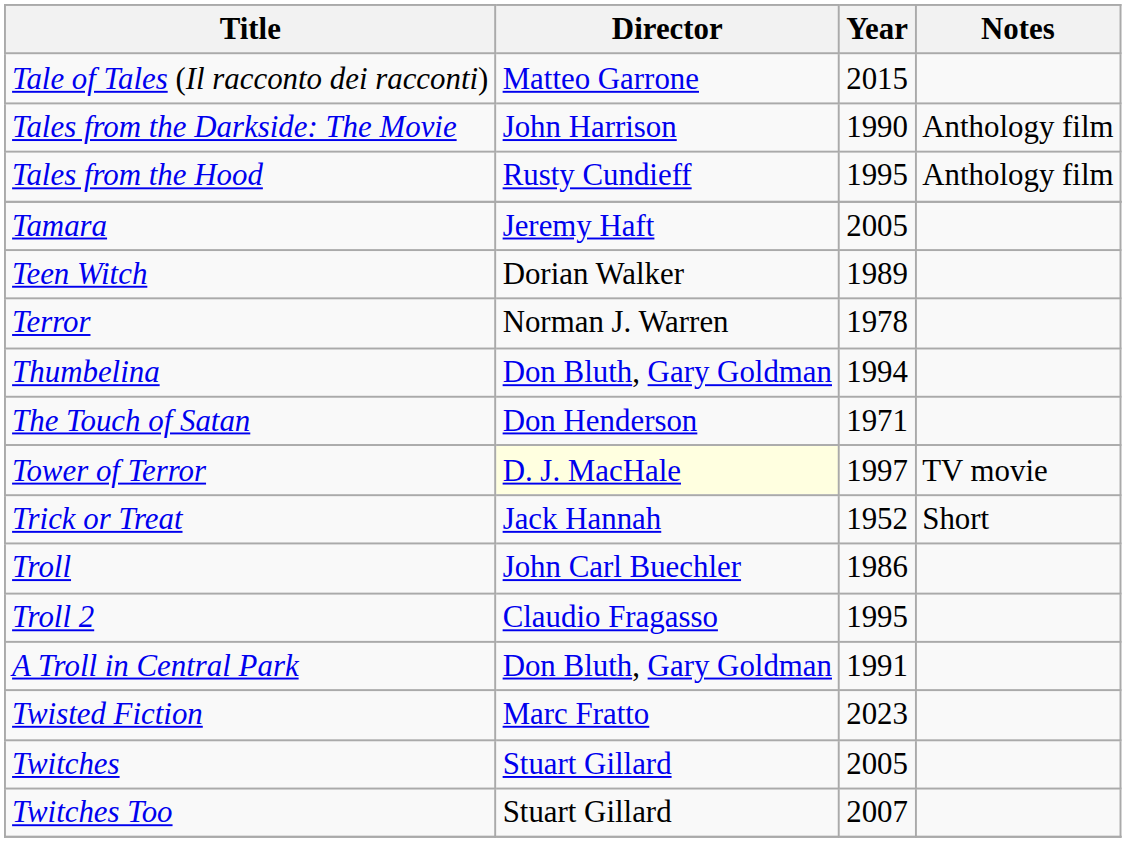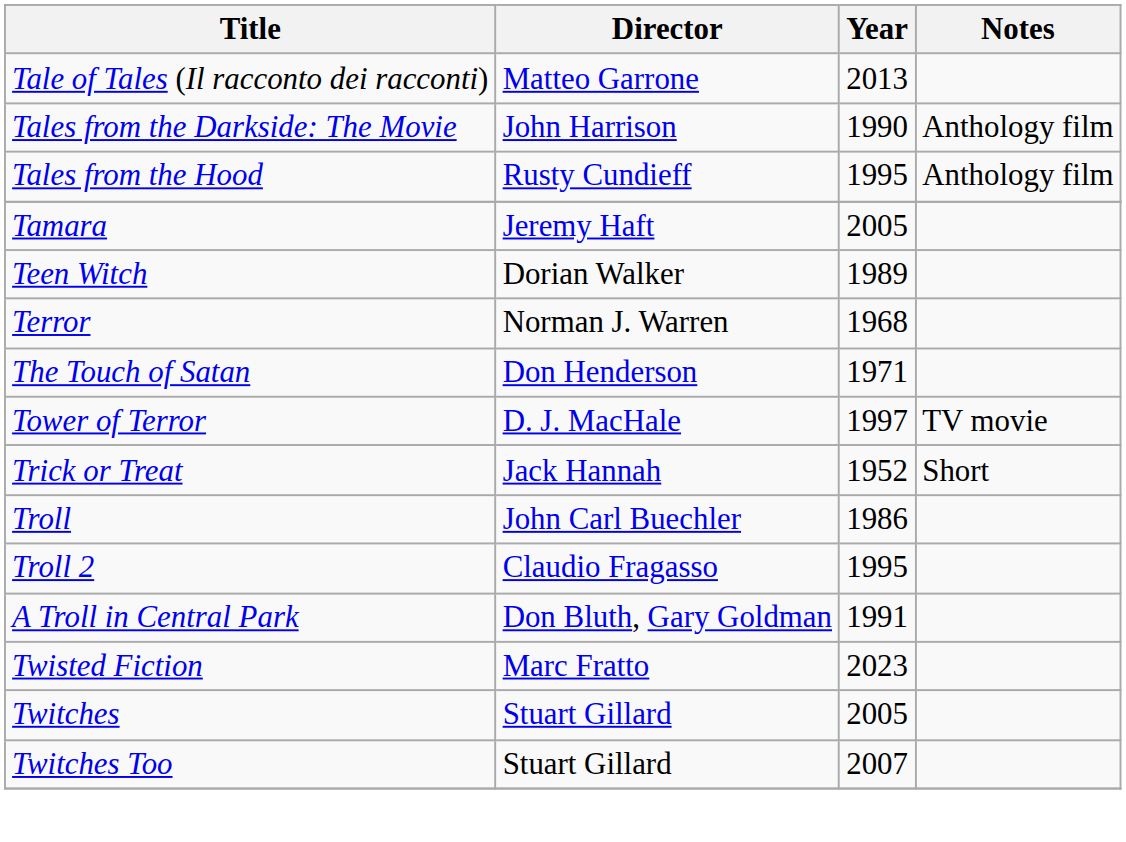(877, 77) 2015 -> (877, 77) 2013
(877, 322) 1978 -> (877, 322) 1968
- row: (86, 371)
(592, 469) lightyellow background -> (592, 420) no background
